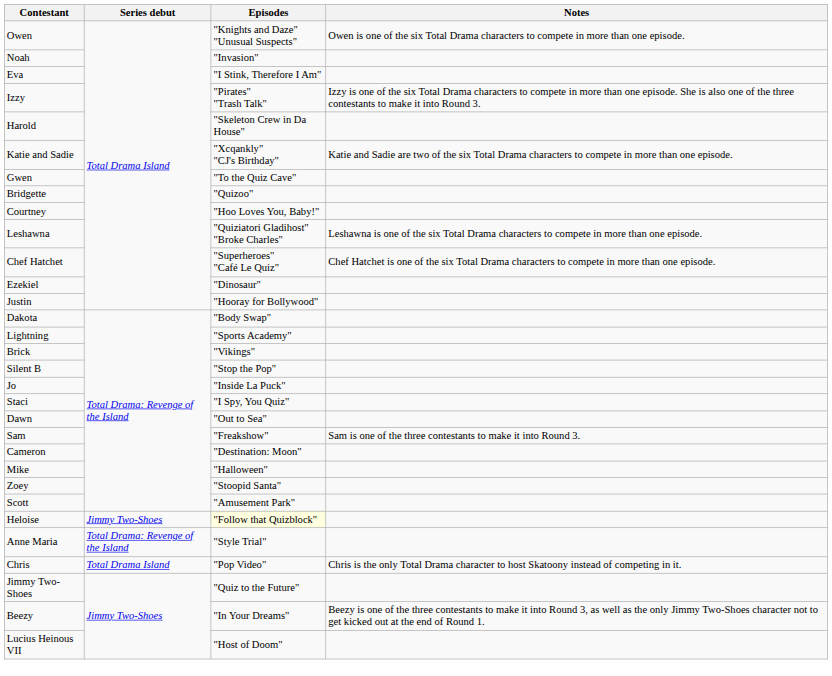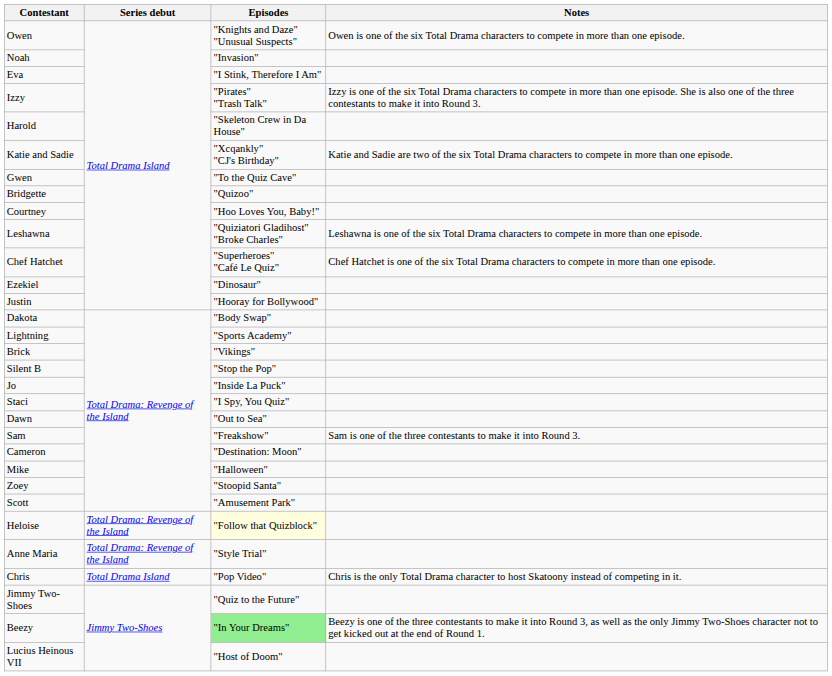(124, 519) Jimmy Two-Shoes -> (140, 525) Total Drama: Revenge of the Island
(251, 616) no background -> (251, 628) lightgreen background
